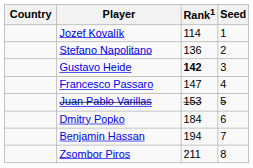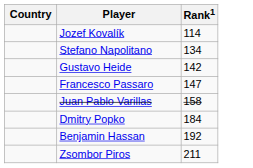- column: (233, 14)
(193, 50) 136 -> (193, 50) 134
(193, 67) bold -> (193, 67) normal
(193, 102) 153 -> (193, 102) 158
(193, 136) 194 -> (193, 136) 192
